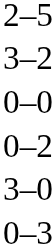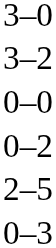rows swapped: (28, 14) <-> (28, 189)
